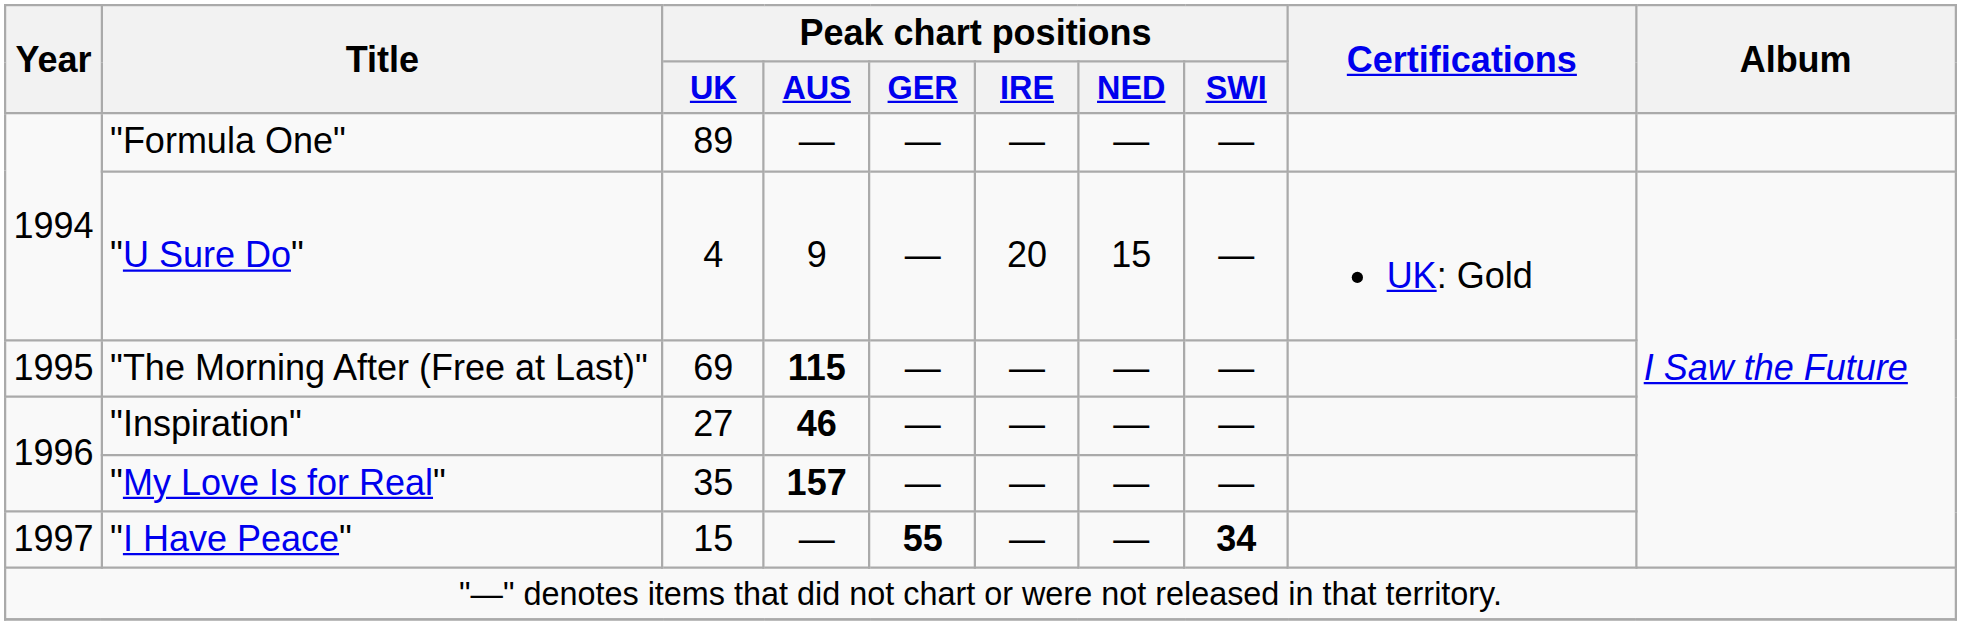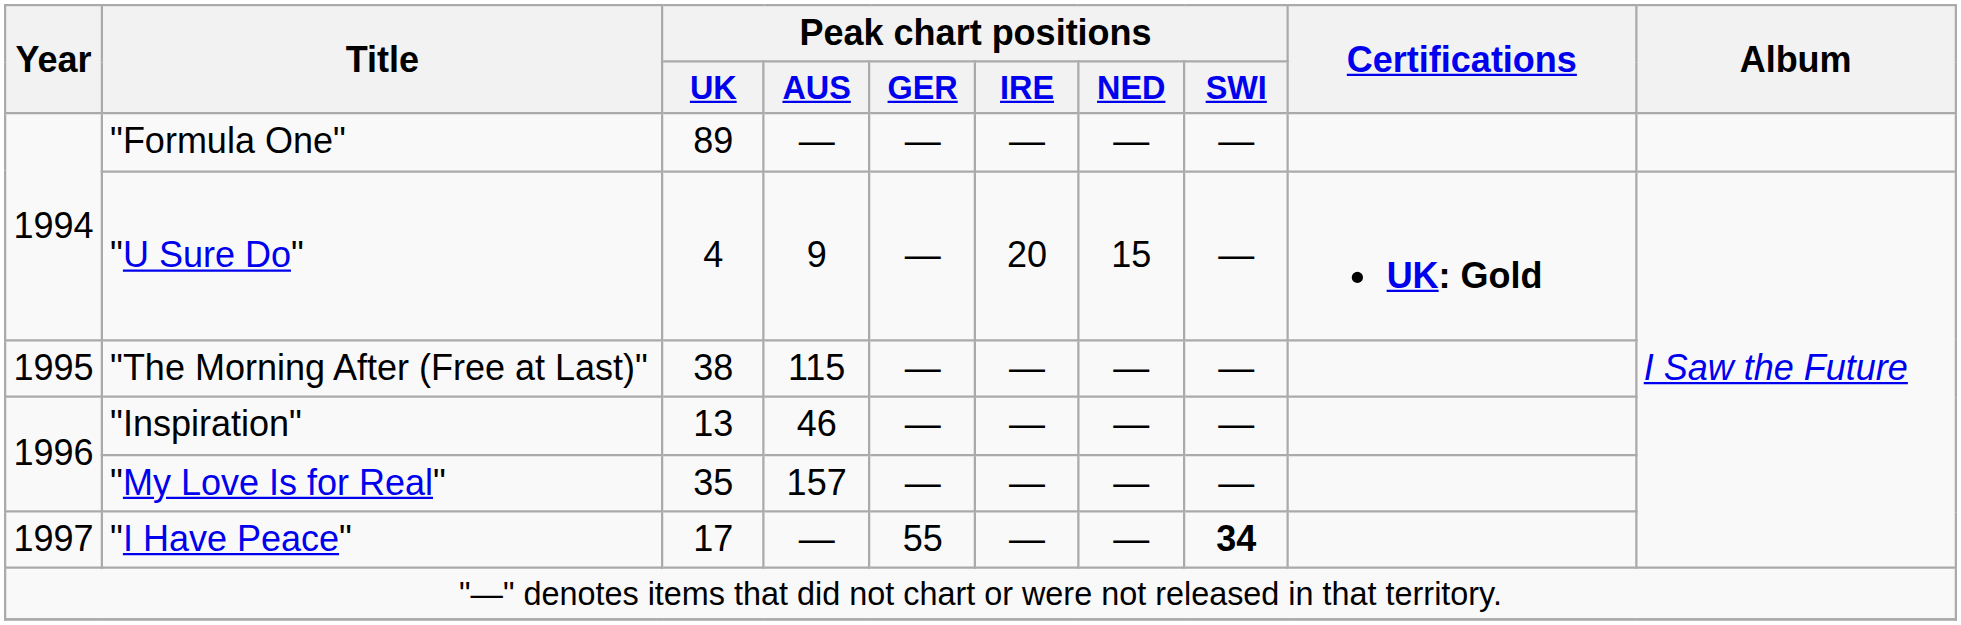(1462, 276) normal -> (1462, 276) bold
(713, 368) 69 -> (713, 368) 38
(817, 368) bold -> (817, 368) normal
(713, 425) 27 -> (713, 425) 13
(817, 425) bold -> (817, 425) normal
(817, 482) bold -> (817, 482) normal
(713, 539) 15 -> (713, 539) 17
(923, 539) bold -> (923, 539) normal
